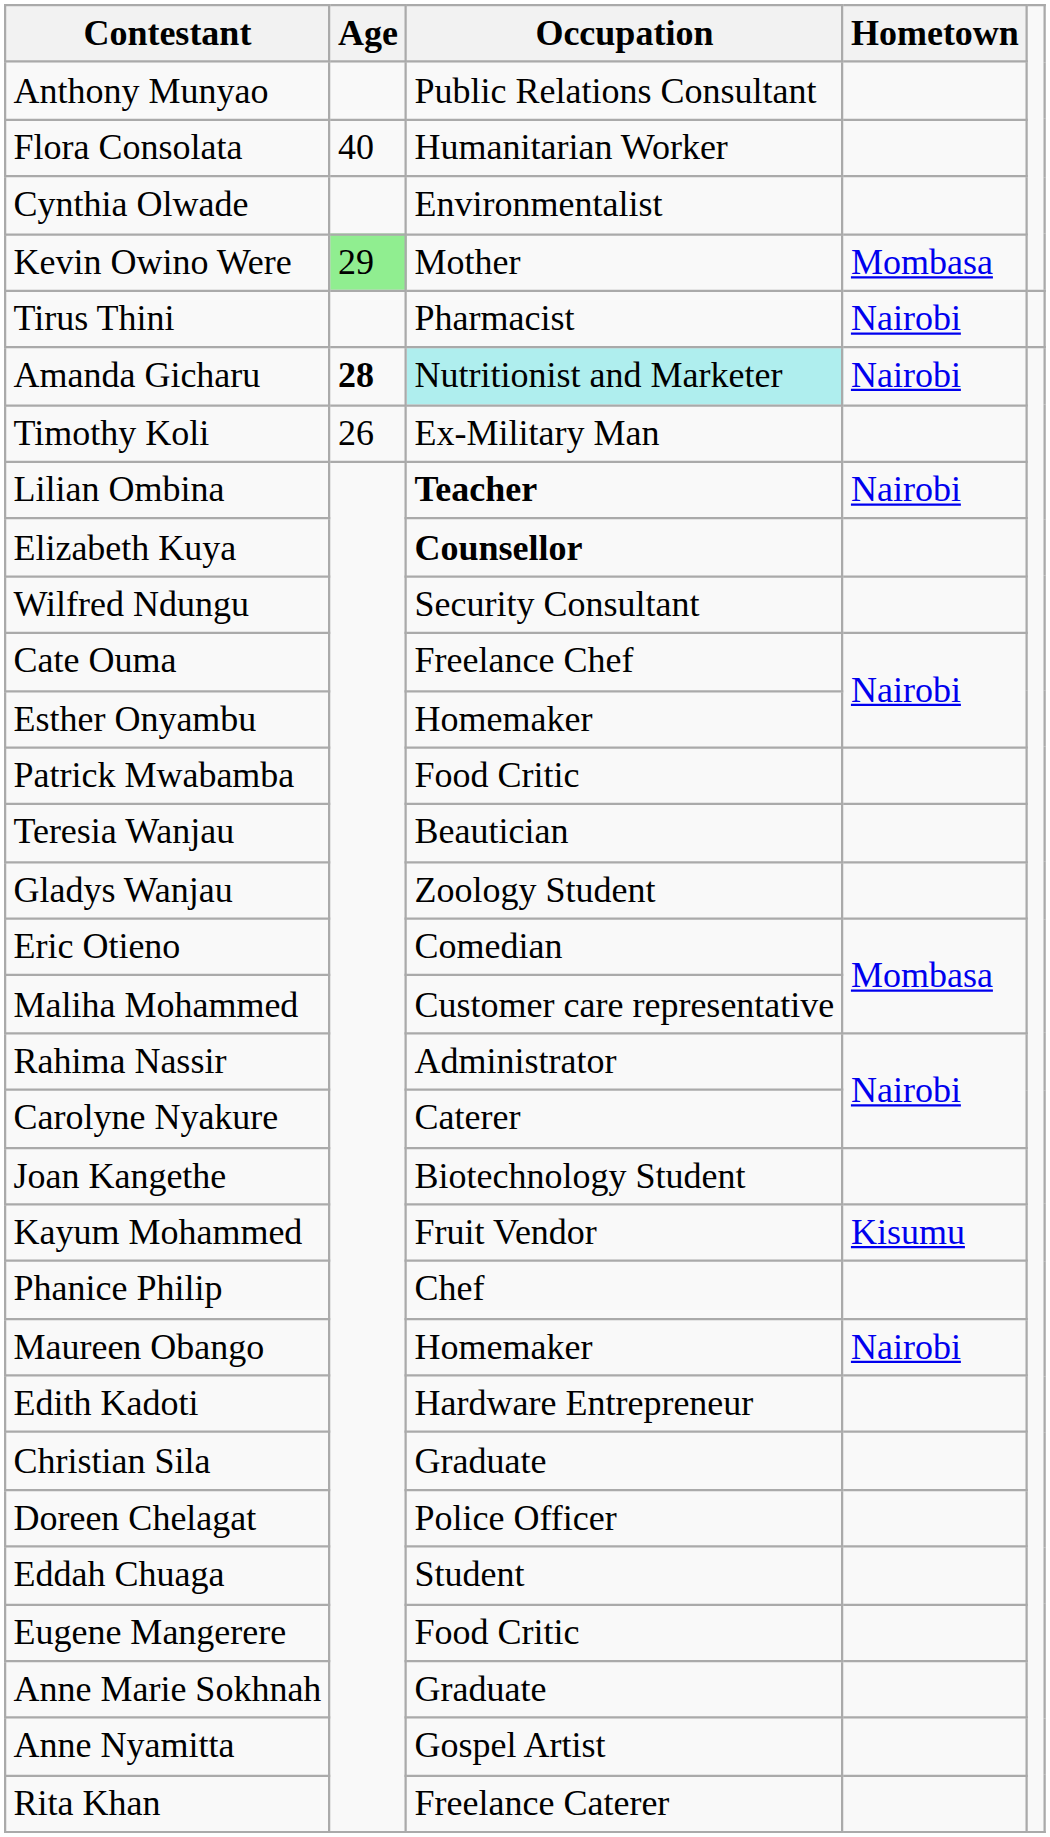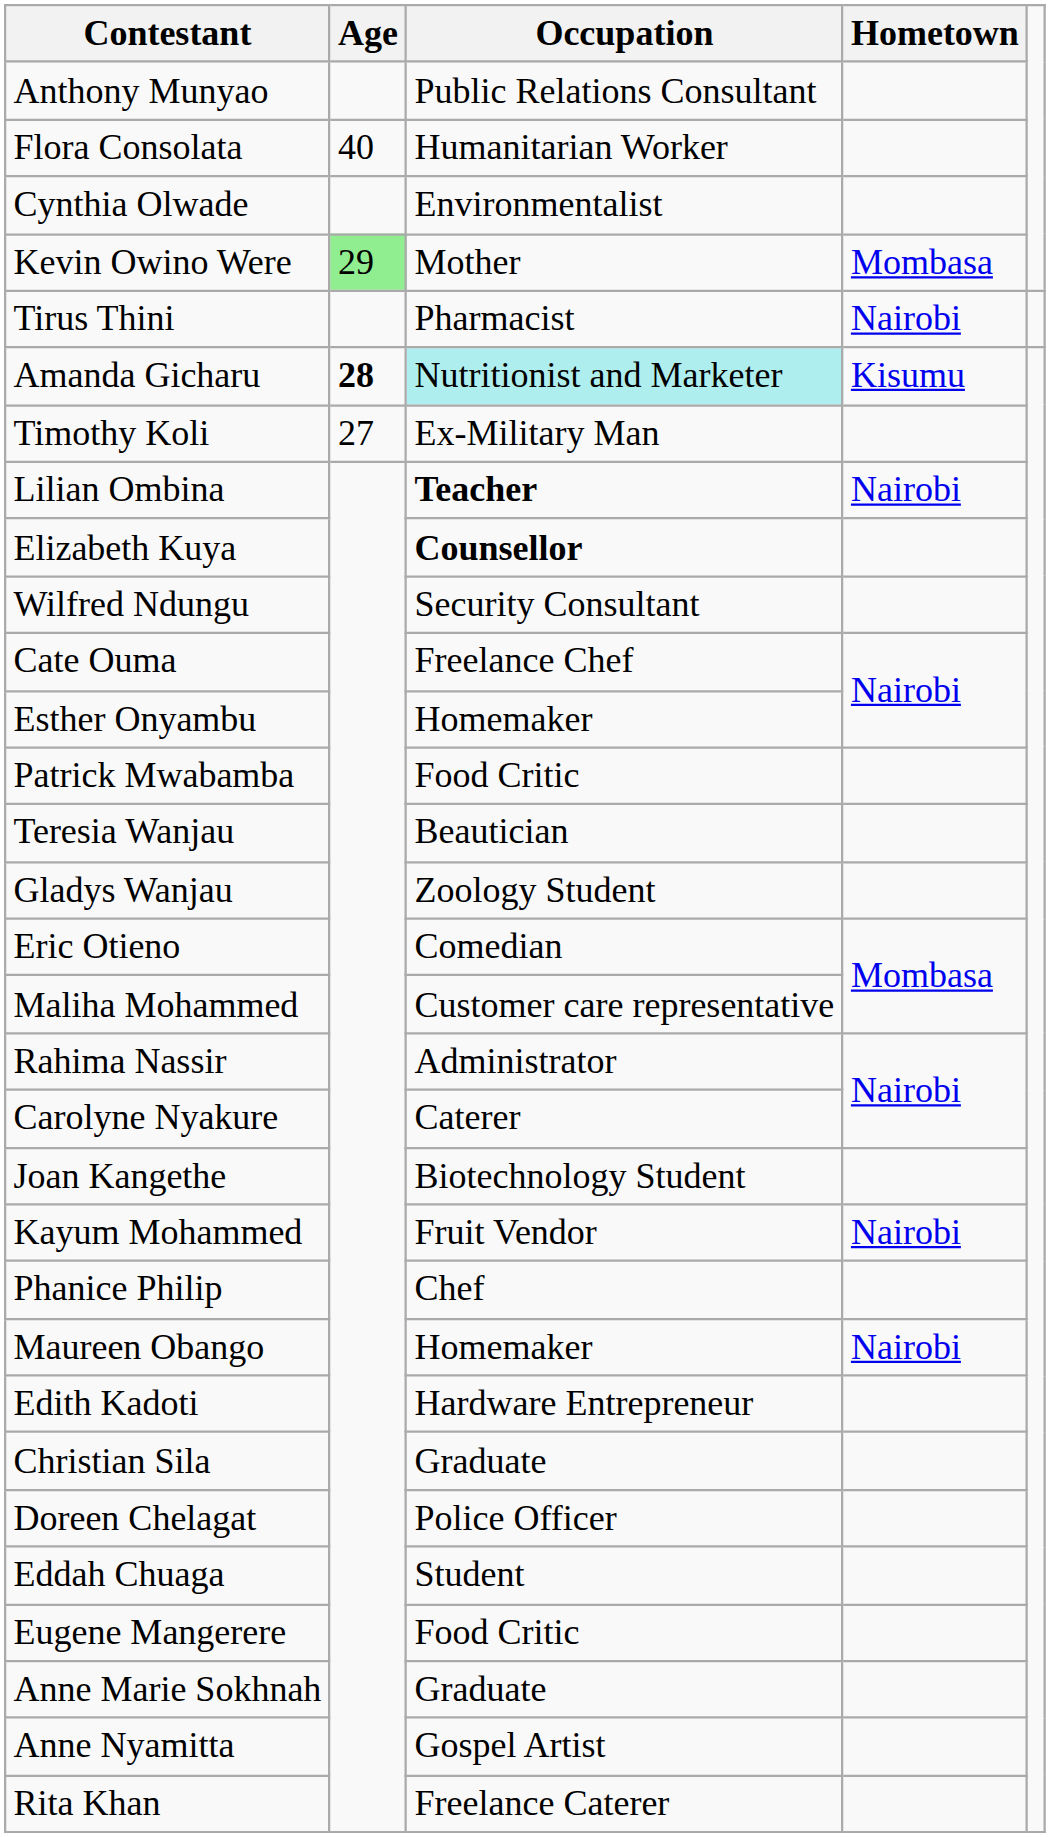(906, 375) Nairobi -> (908, 375) Kisumu
(356, 432) 26 -> (356, 432) 27
(908, 1232) Kisumu -> (906, 1232) Nairobi
